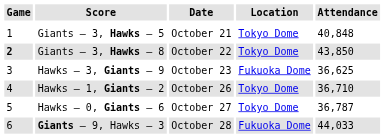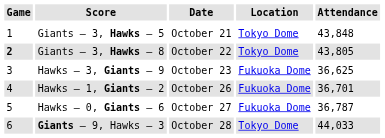(336, 33) 40,848 -> (336, 33) 43,848
(336, 52) 43,850 -> (336, 52) 43,805
(269, 89) Tokyo Dome -> (275, 89) Fukuoka Dome
(336, 89) 36,710 -> (336, 89) 36,701
(269, 107) Tokyo Dome -> (275, 107) Fukuoka Dome
(275, 126) Fukuoka Dome -> (269, 126) Tokyo Dome
